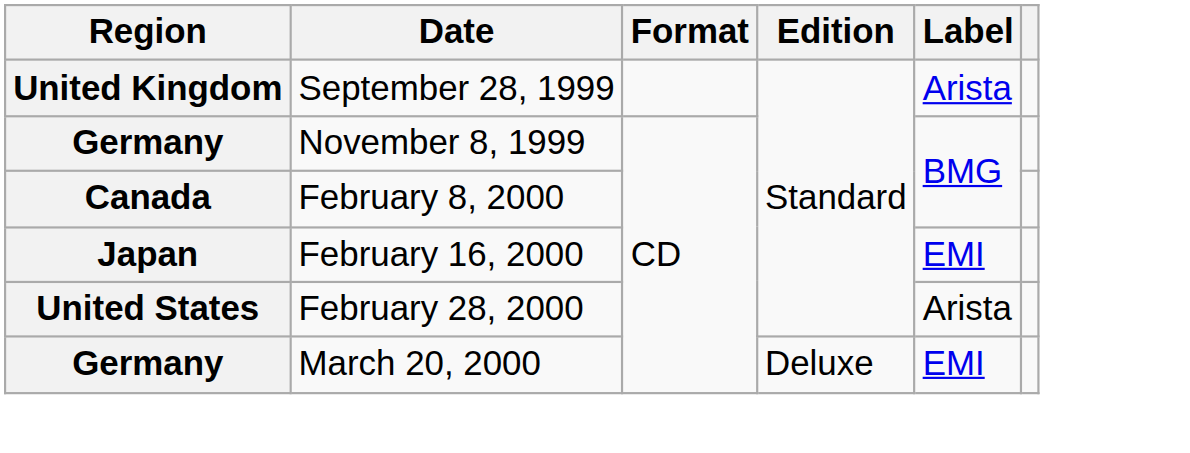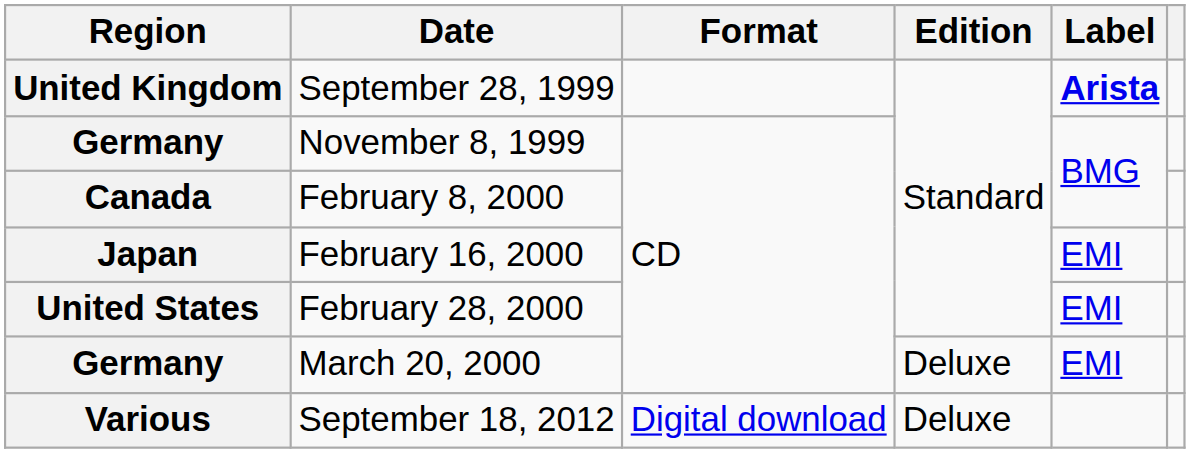(967, 87) normal -> (1110, 87) bold
(967, 308) Arista -> (1091, 308) EMI
+ row: (457, 419)
